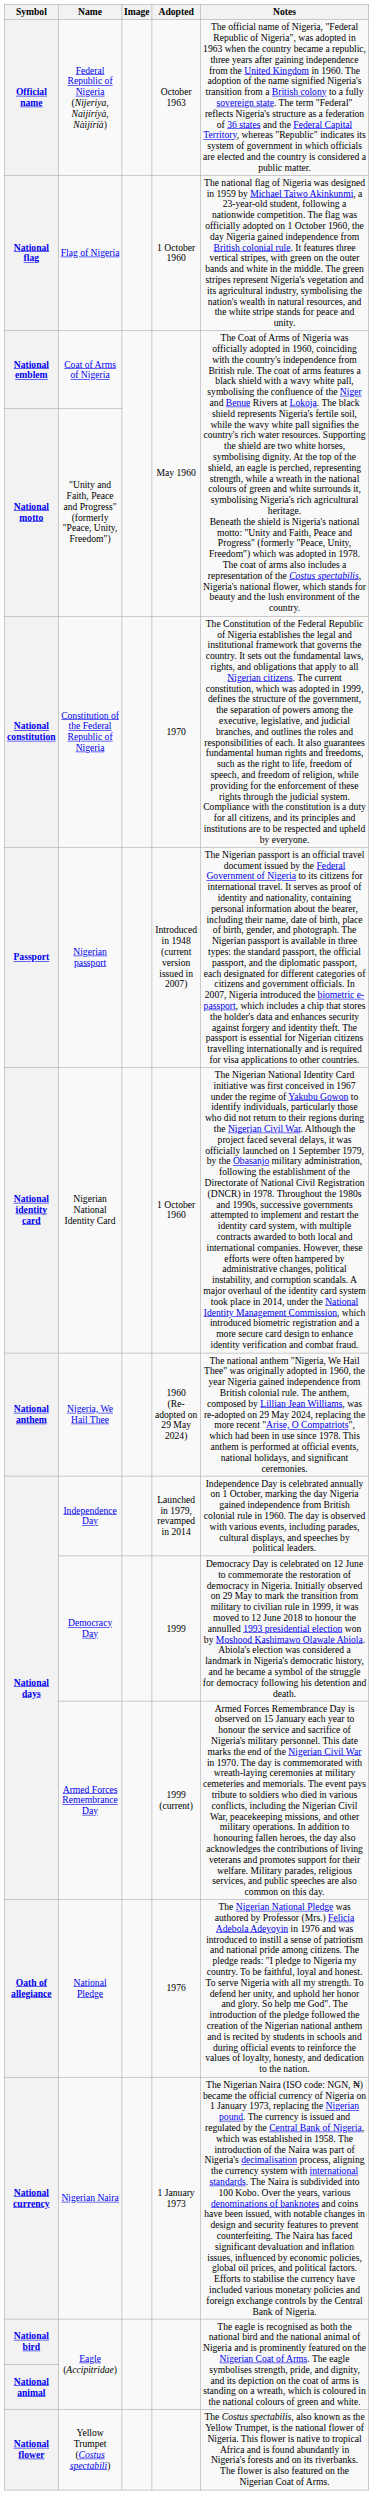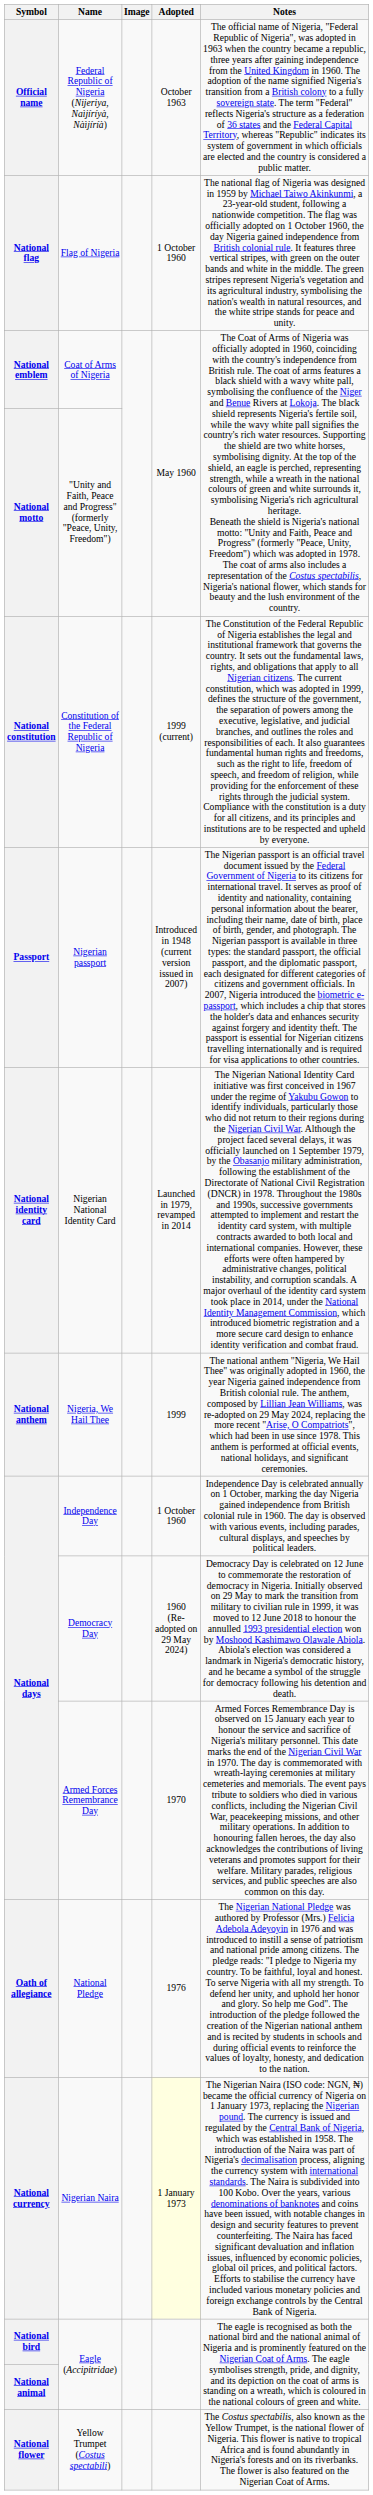(176, 731) 1970 -> (176, 731) 1999 (current)
(176, 1210) 1 October 1960 -> (176, 1210) Launched in 1979, revamped in 2014
(176, 1414) 1960 (Re-adopted on 29 May 2024) -> (176, 1414) 1999
(176, 1516) Launched in 1979, revamped in 2014 -> (176, 1516) 1 October 1960
(176, 1628) 1999 -> (176, 1628) 1960 (Re-adopted on 29 May 2024)
(176, 1800) 1999 (current) -> (176, 1800) 1970
(176, 2198) no background -> (176, 2198) lightyellow background
